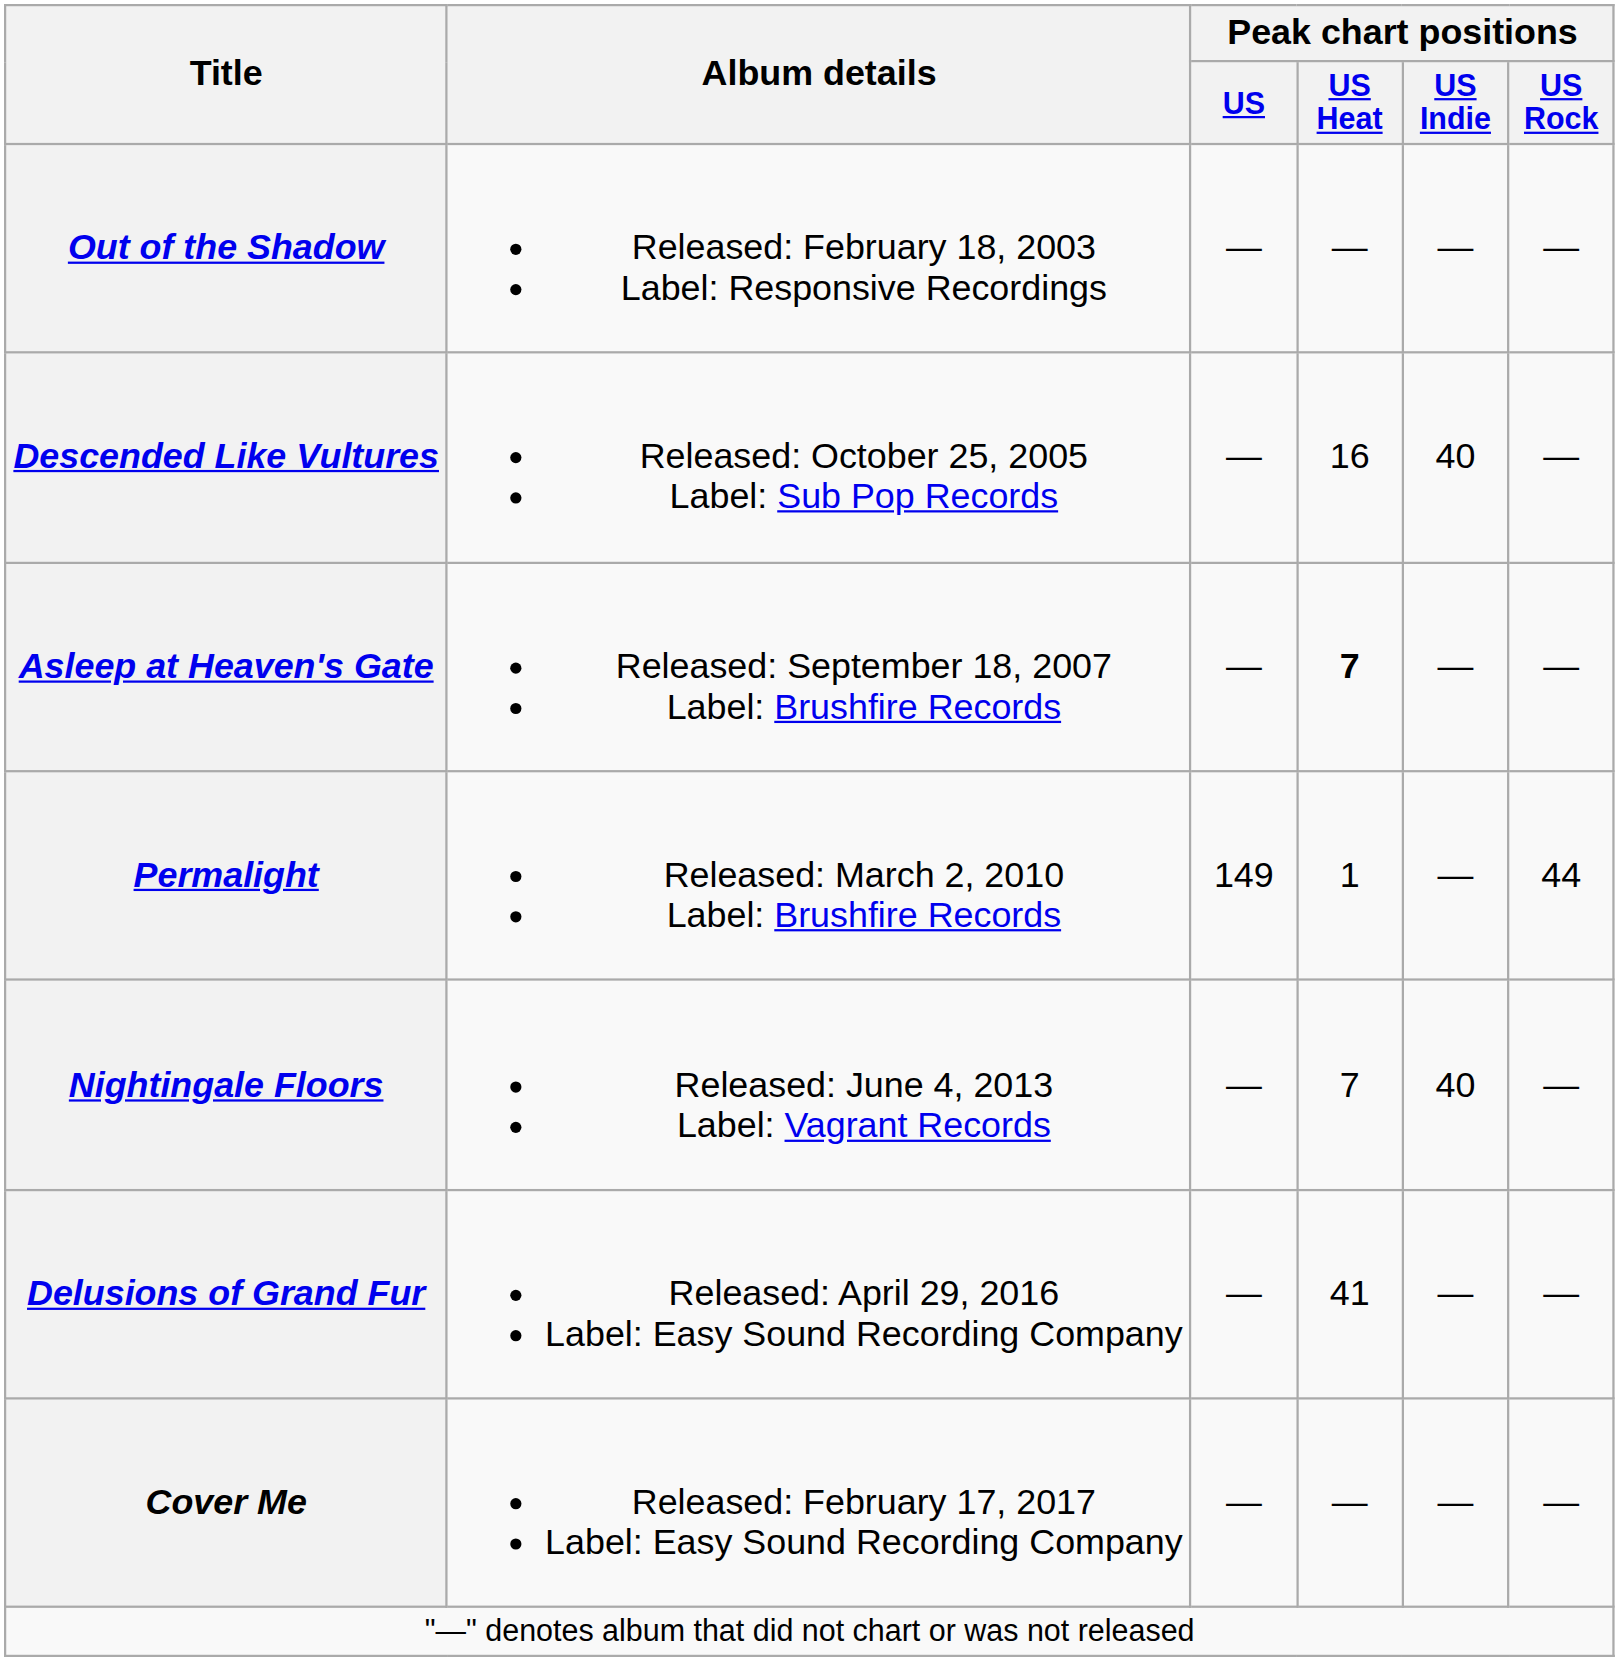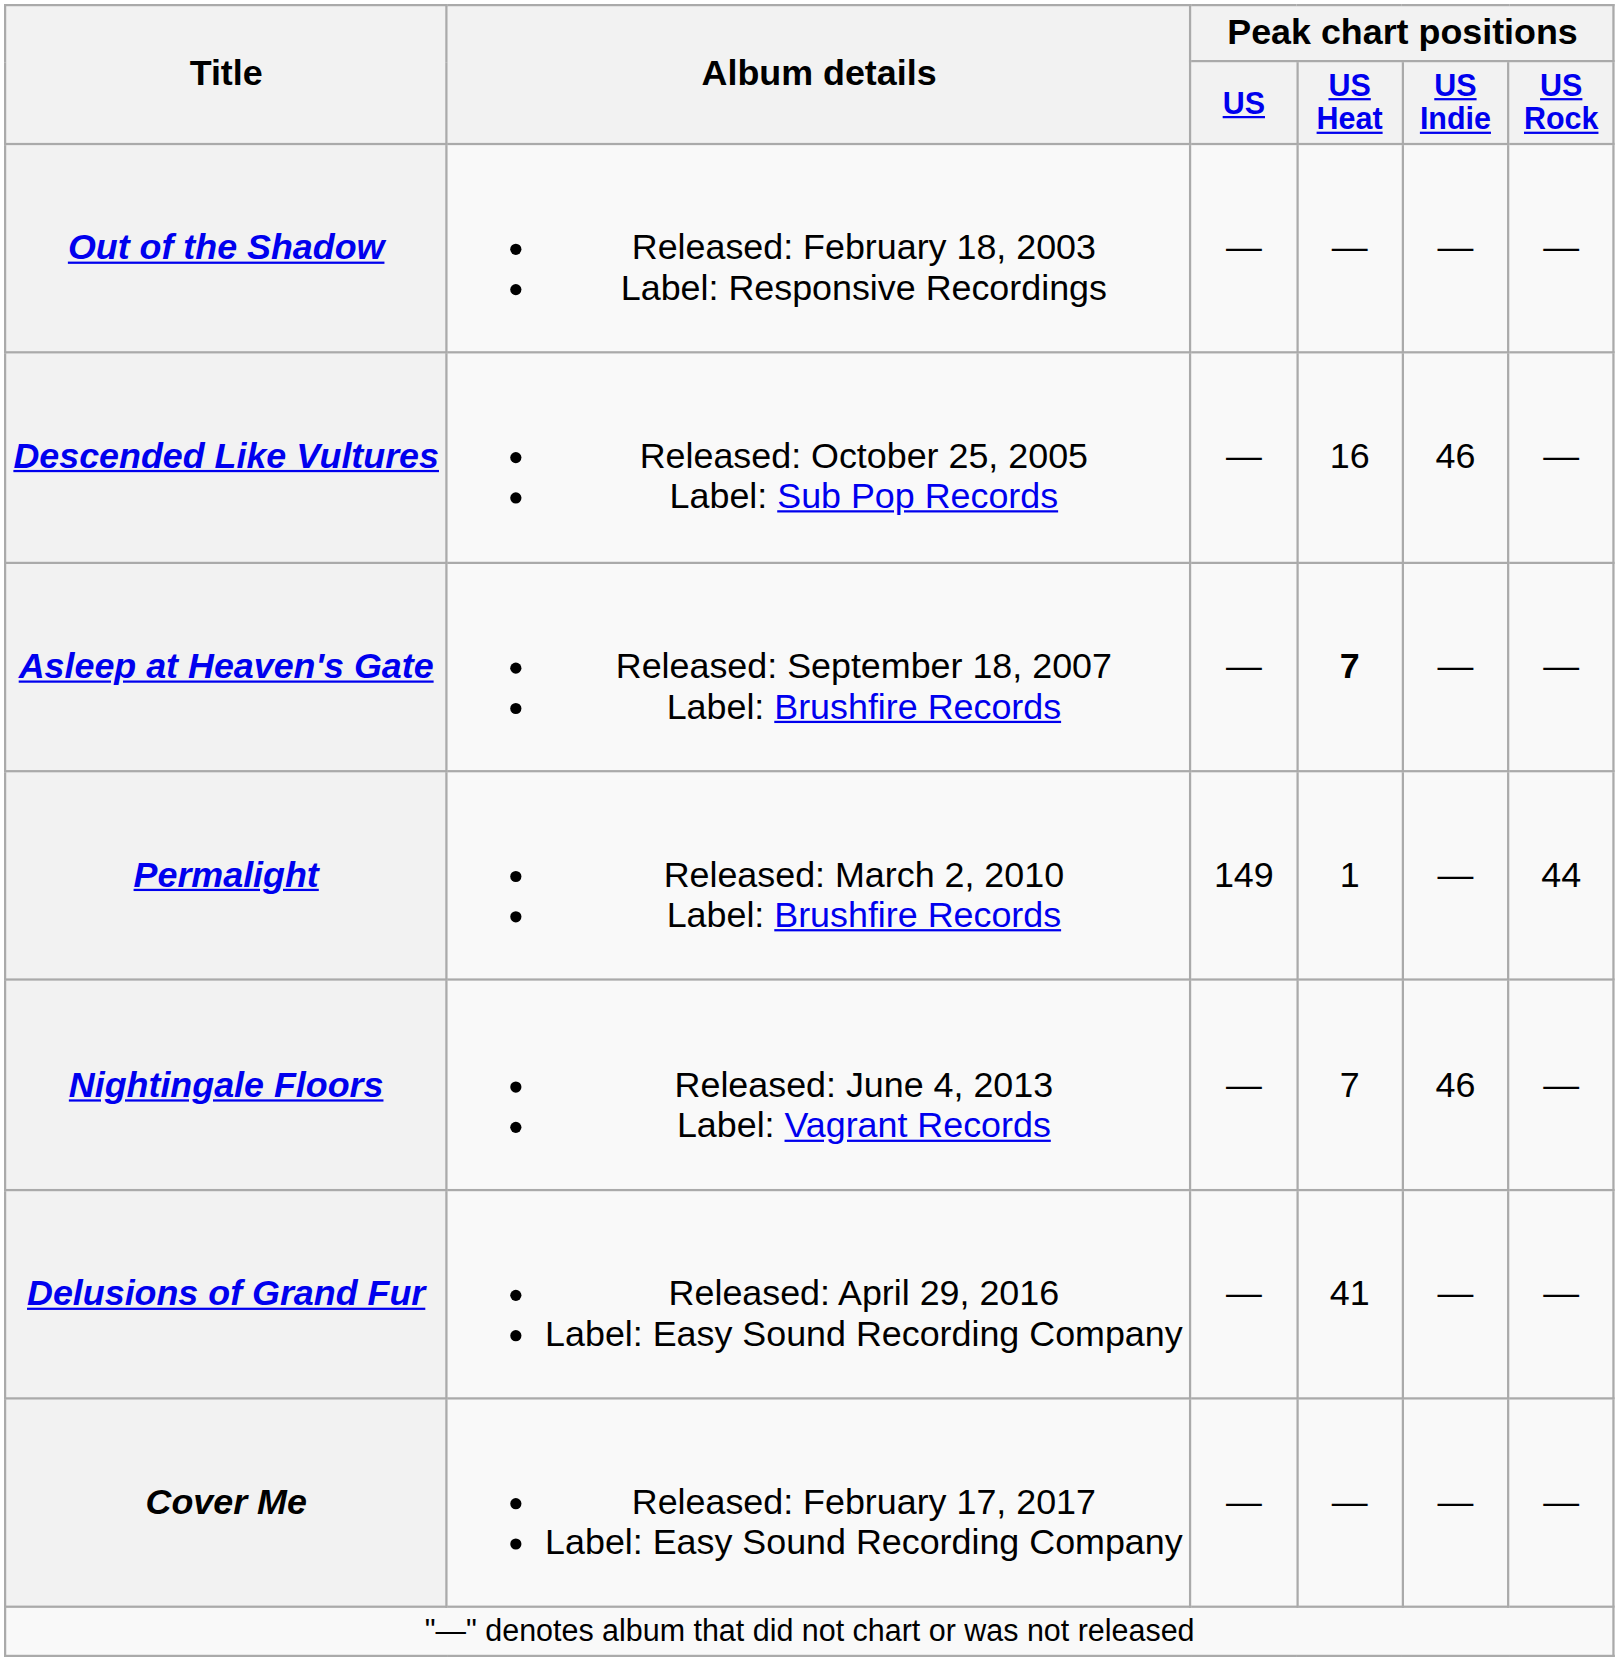(1455, 456) 40 -> (1455, 456) 46
(1455, 1084) 40 -> (1455, 1084) 46
